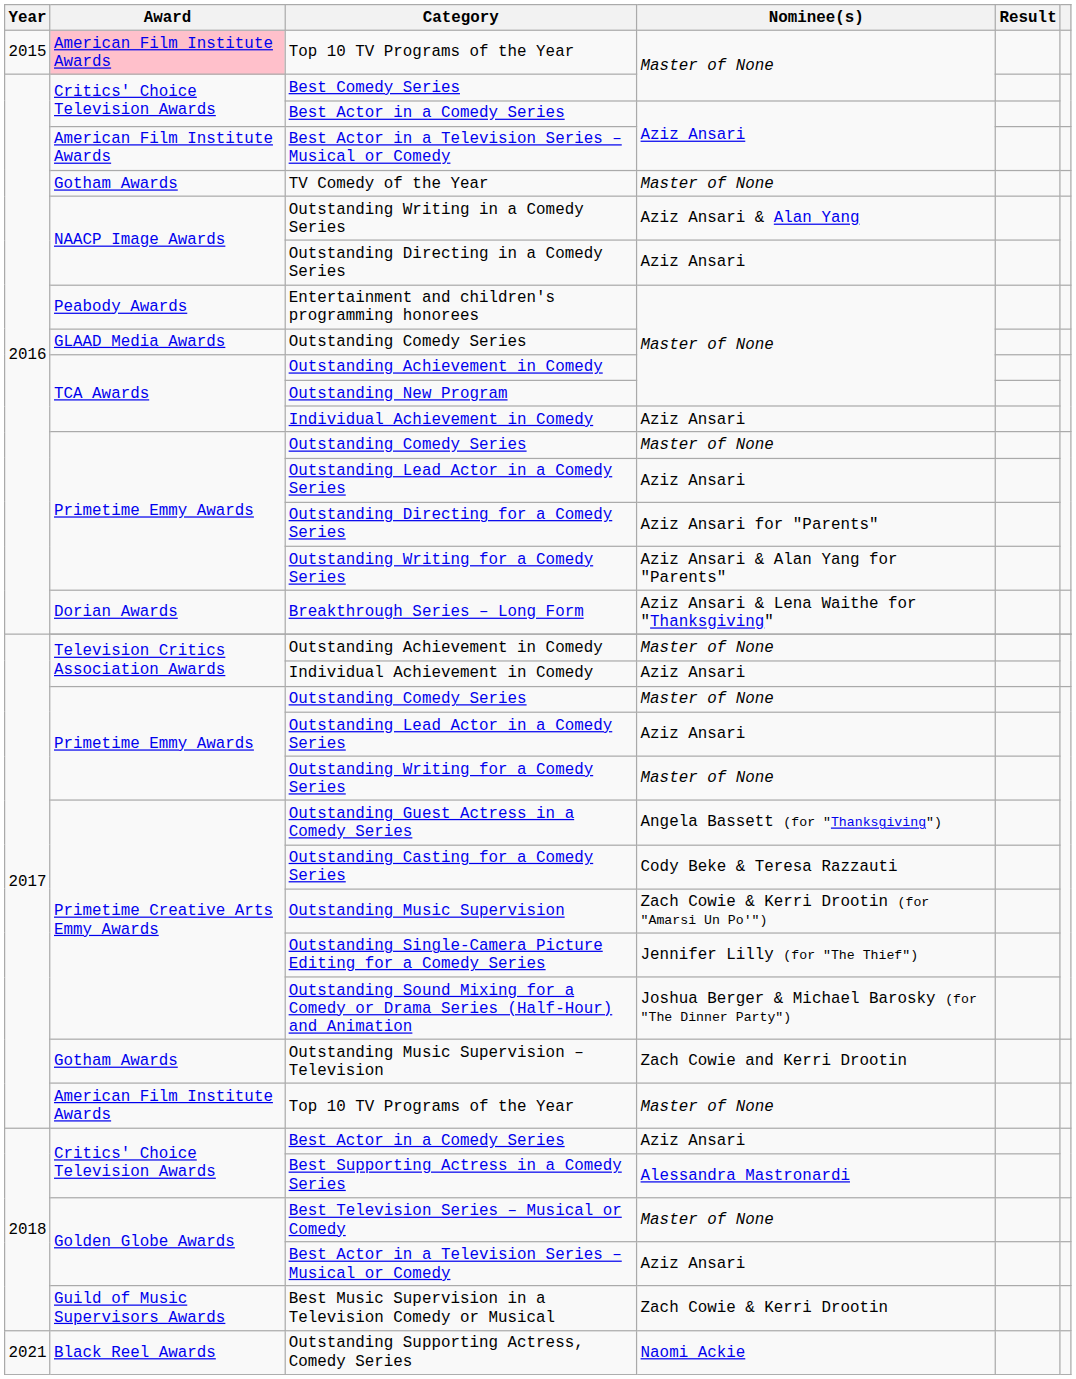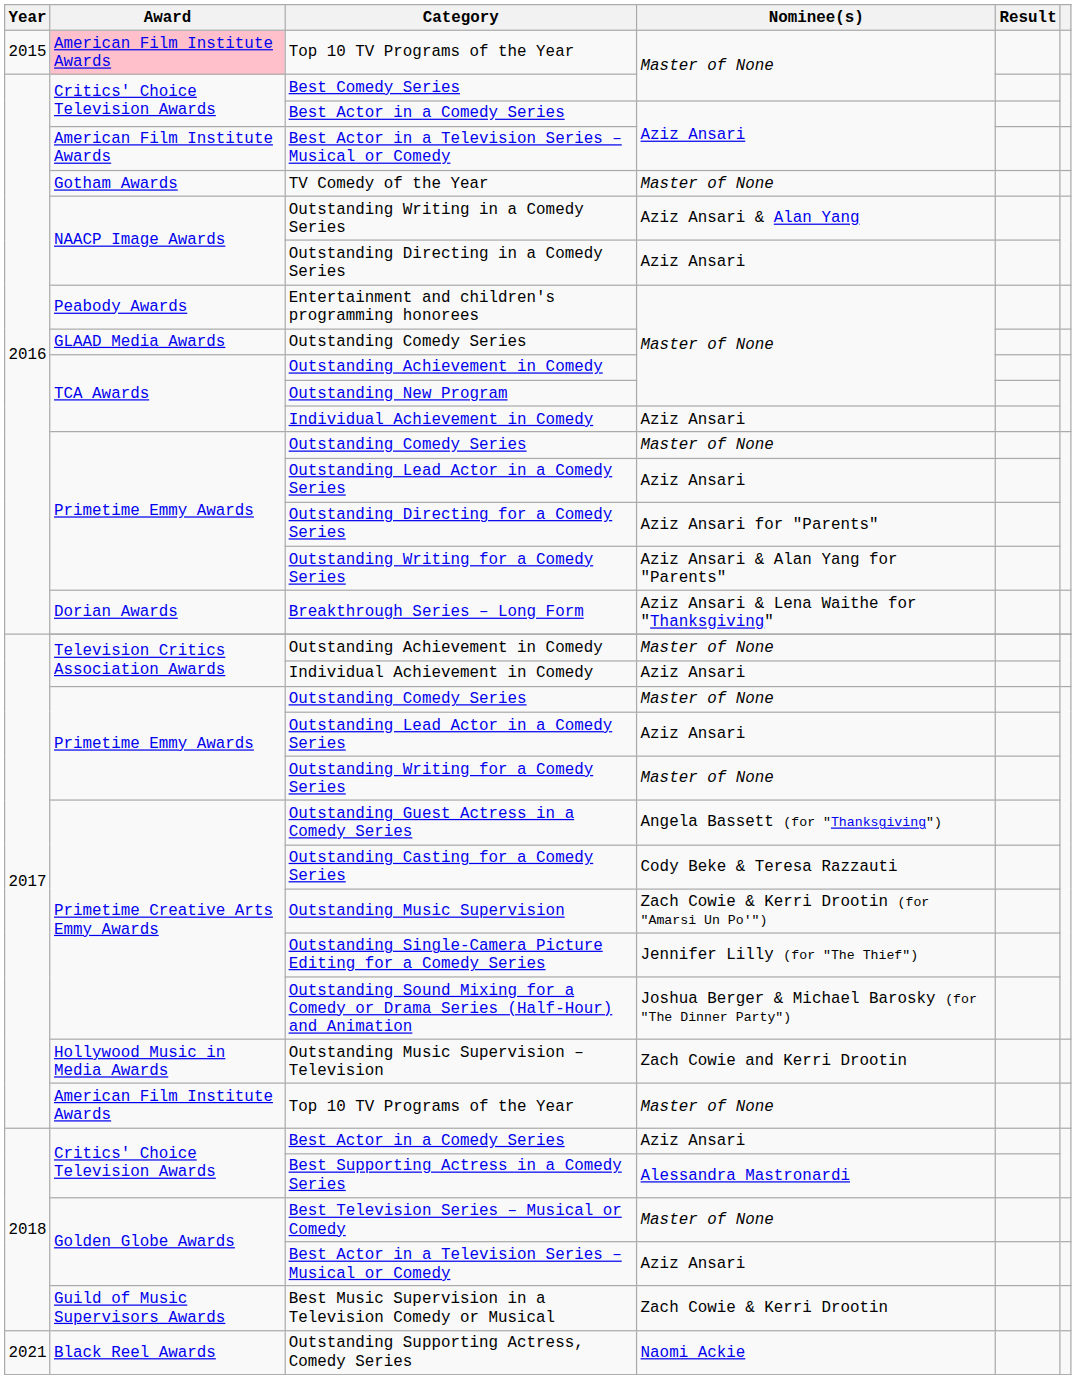(116, 1062) Gotham Awards -> (140, 1062) Hollywood Music in Media Awards
